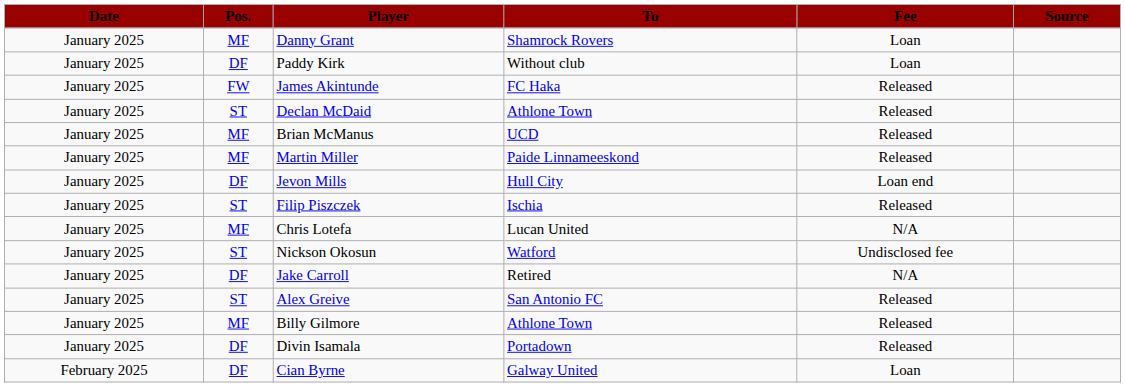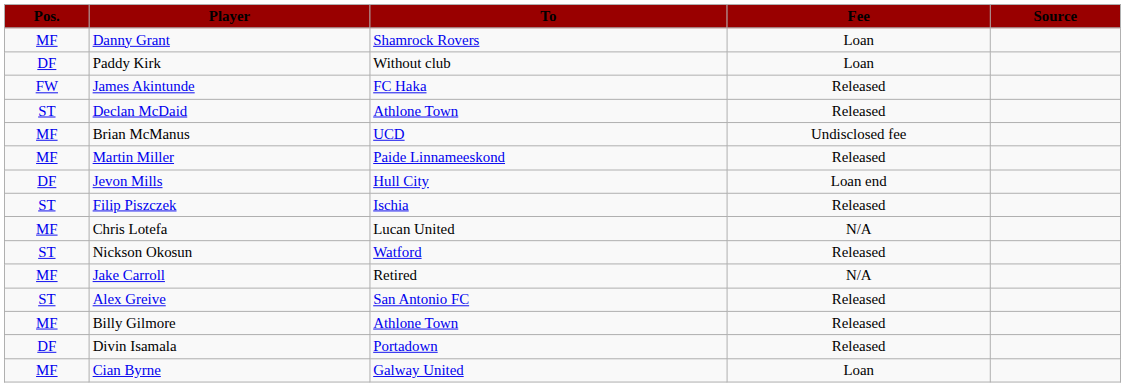- column: (104, 16)
(905, 134) Released -> (859, 134) Undisclosed fee
(905, 252) Undisclosed fee -> (859, 252) Released
(238, 275) DF -> (47, 275) MF
(238, 370) DF -> (47, 370) MF
